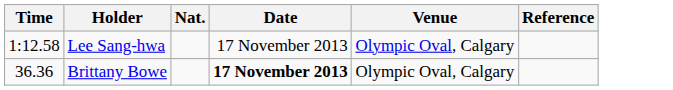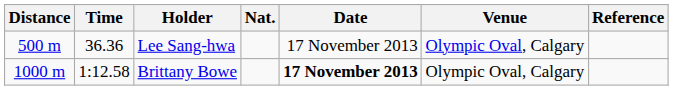+ column: (40, 17)
(34, 44) 1:12.58 -> (104, 44) 36.36
(34, 71) 36.36 -> (104, 71) 1:12.58
